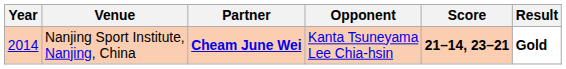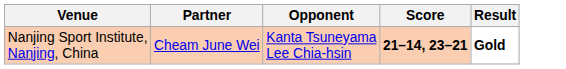- column: (23, 16)
(246, 45) bold -> (207, 45) normal
